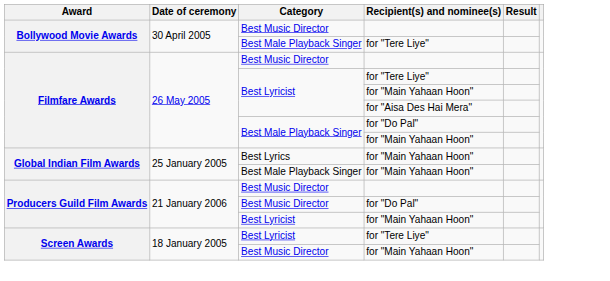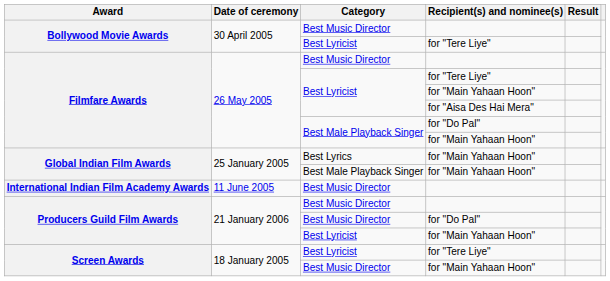(301, 44) Best Male Playback Singer -> (330, 44) Best Lyricist
+ row: (108, 188)
